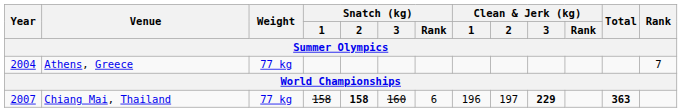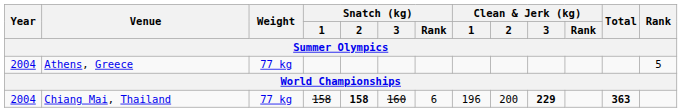(658, 64) 7 -> (658, 64) 5
(23, 99) 2007 -> (23, 99) 2004
(509, 99) 197 -> (509, 99) 200
